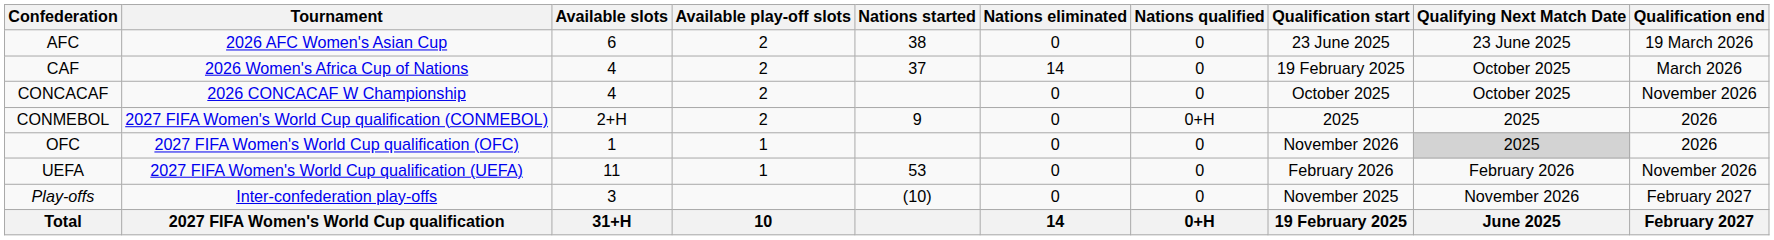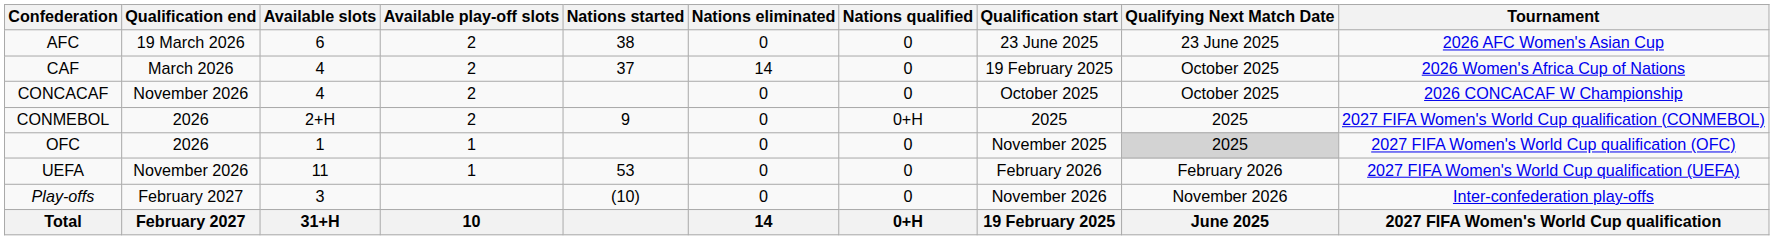columns swapped: (337, 17) <-> (1699, 17)
(1341, 145) November 2026 -> (1049, 145) November 2025
(1341, 196) November 2025 -> (1049, 196) November 2026
